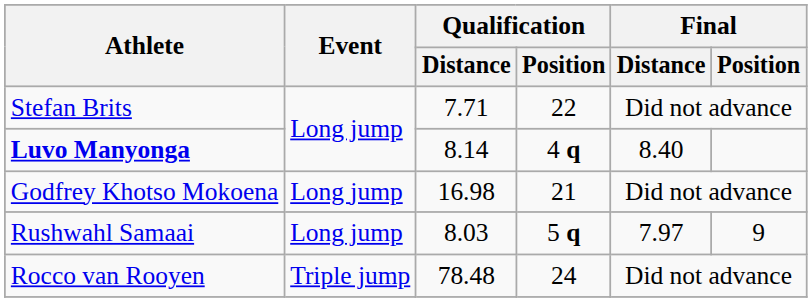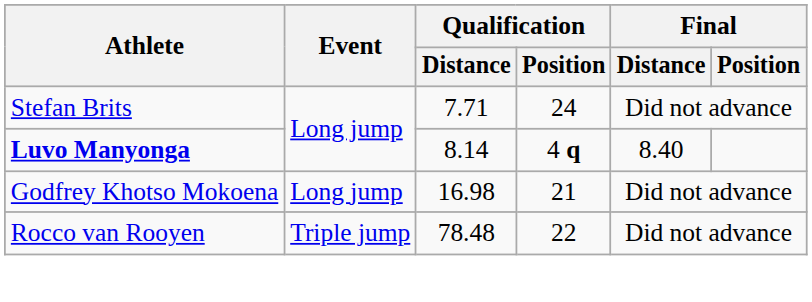(564, 107) 22 -> (564, 107) 24
- row: (102, 233)
(564, 275) 24 -> (564, 233) 22
